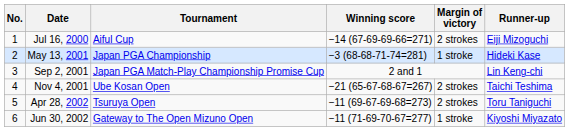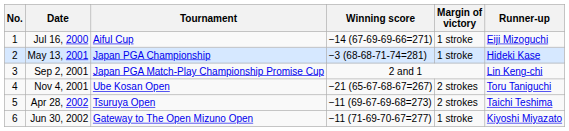(457, 40) 2 strokes -> (455, 40) 1 stroke
(520, 87) Taichi Teshima -> (519, 87) Toru Taniguchi
(519, 103) Toru Taniguchi -> (520, 103) Taichi Teshima
